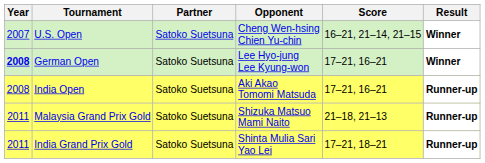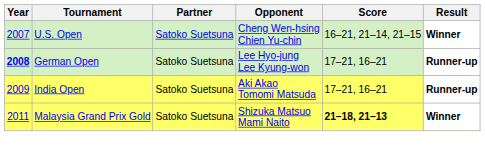(443, 62) Winner -> (452, 62) Runner-up
(18, 90) 2008 -> (18, 90) 2009
(356, 117) normal -> (356, 117) bold
(452, 117) Runner-up -> (443, 117) Winner
- row: (83, 145)
